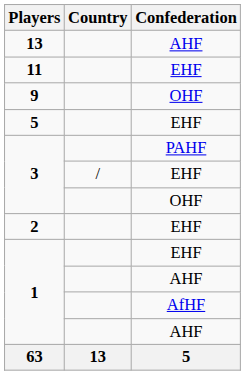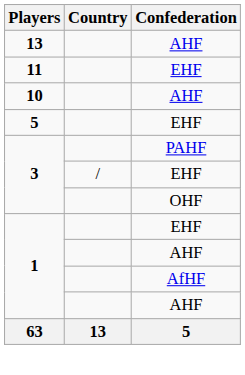+ row: (34, 95)
- row: (34, 95)
- row: (34, 226)
